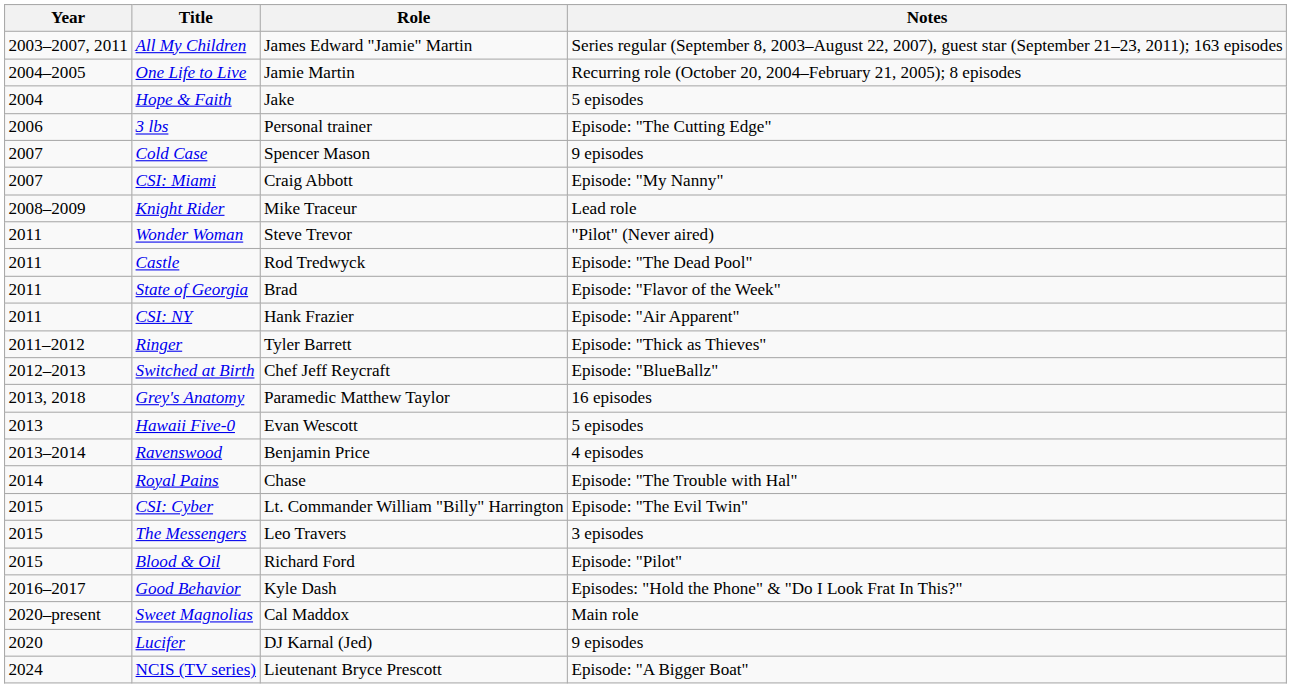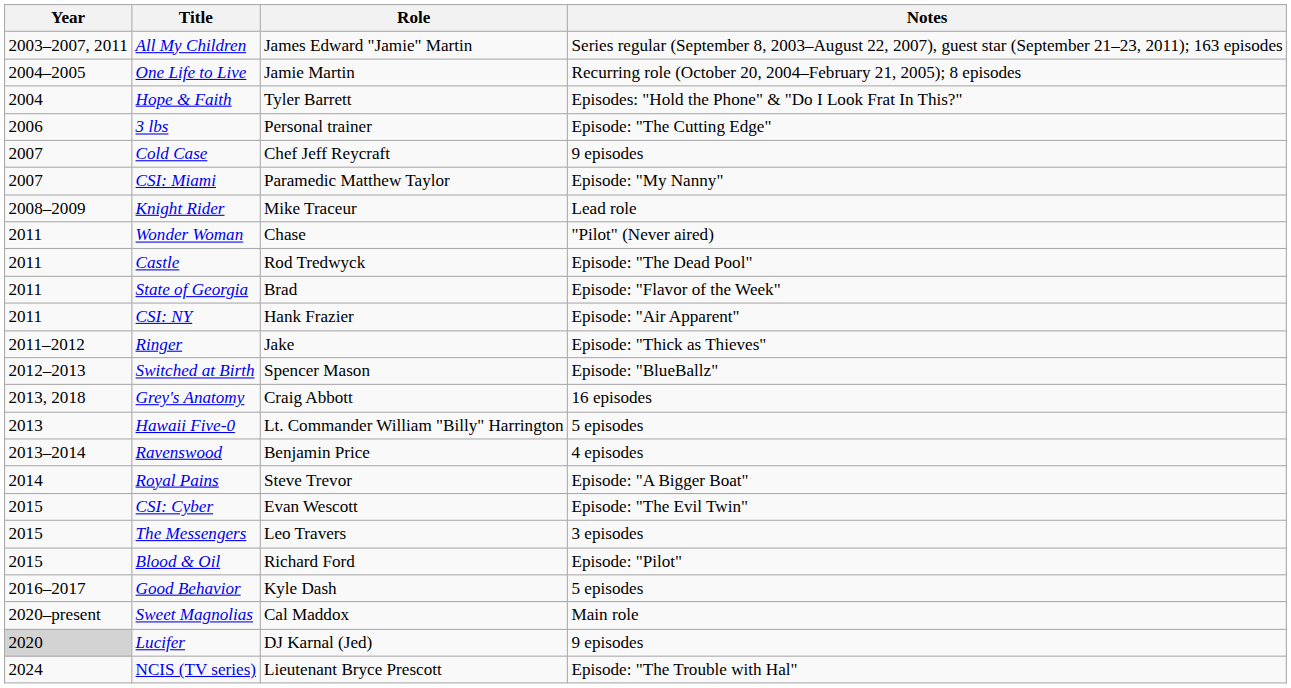(279, 99) Jake -> (308, 99) Tyler Barrett
(607, 99) 5 episodes -> (767, 99) Episodes: "Hold the Phone" & "Do I Look Frat In This?"
(317, 153) Spencer Mason -> (327, 153) Chef Jeff Reycraft
(308, 180) Craig Abbott -> (357, 180) Paramedic Matthew Taylor
(308, 235) Steve Trevor -> (285, 235) Chase
(308, 343) Tyler Barrett -> (279, 343) Jake
(327, 371) Chef Jeff Reycraft -> (317, 371) Spencer Mason
(357, 398) Paramedic Matthew Taylor -> (308, 398) Craig Abbott
(311, 425) Evan Wescott -> (414, 425) Lt. Commander William "Billy" Harrington
(285, 479) Chase -> (308, 479) Steve Trevor
(685, 479) Episode: "The Trouble with Hal" -> (660, 479) Episode: "A Bigger Boat"
(414, 506) Lt. Commander William "Billy" Harrington -> (311, 506) Evan Wescott
(767, 588) Episodes: "Hold the Phone" & "Do I Look Frat In This?" -> (607, 588) 5 episodes
(26, 642) no background -> (26, 642) lightgrey background
(660, 669) Episode: "A Bigger Boat" -> (685, 669) Episode: "The Trouble with Hal"
